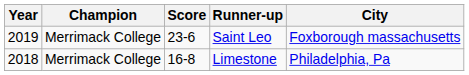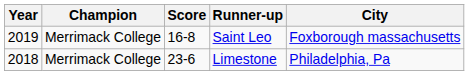(181, 37) 23-6 -> (181, 37) 16-8
(181, 59) 16-8 -> (181, 59) 23-6
